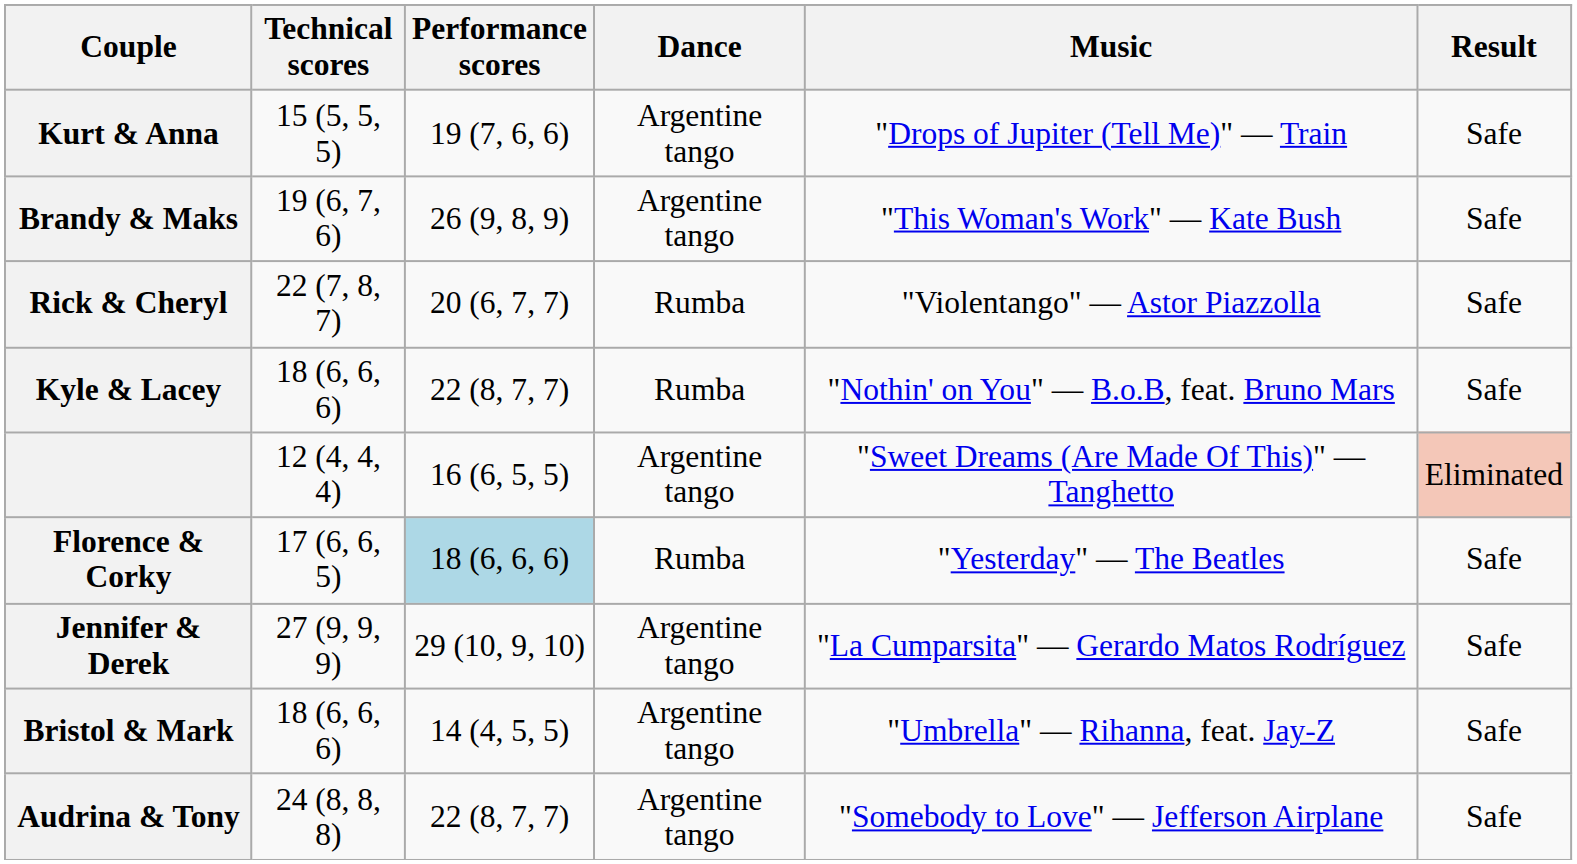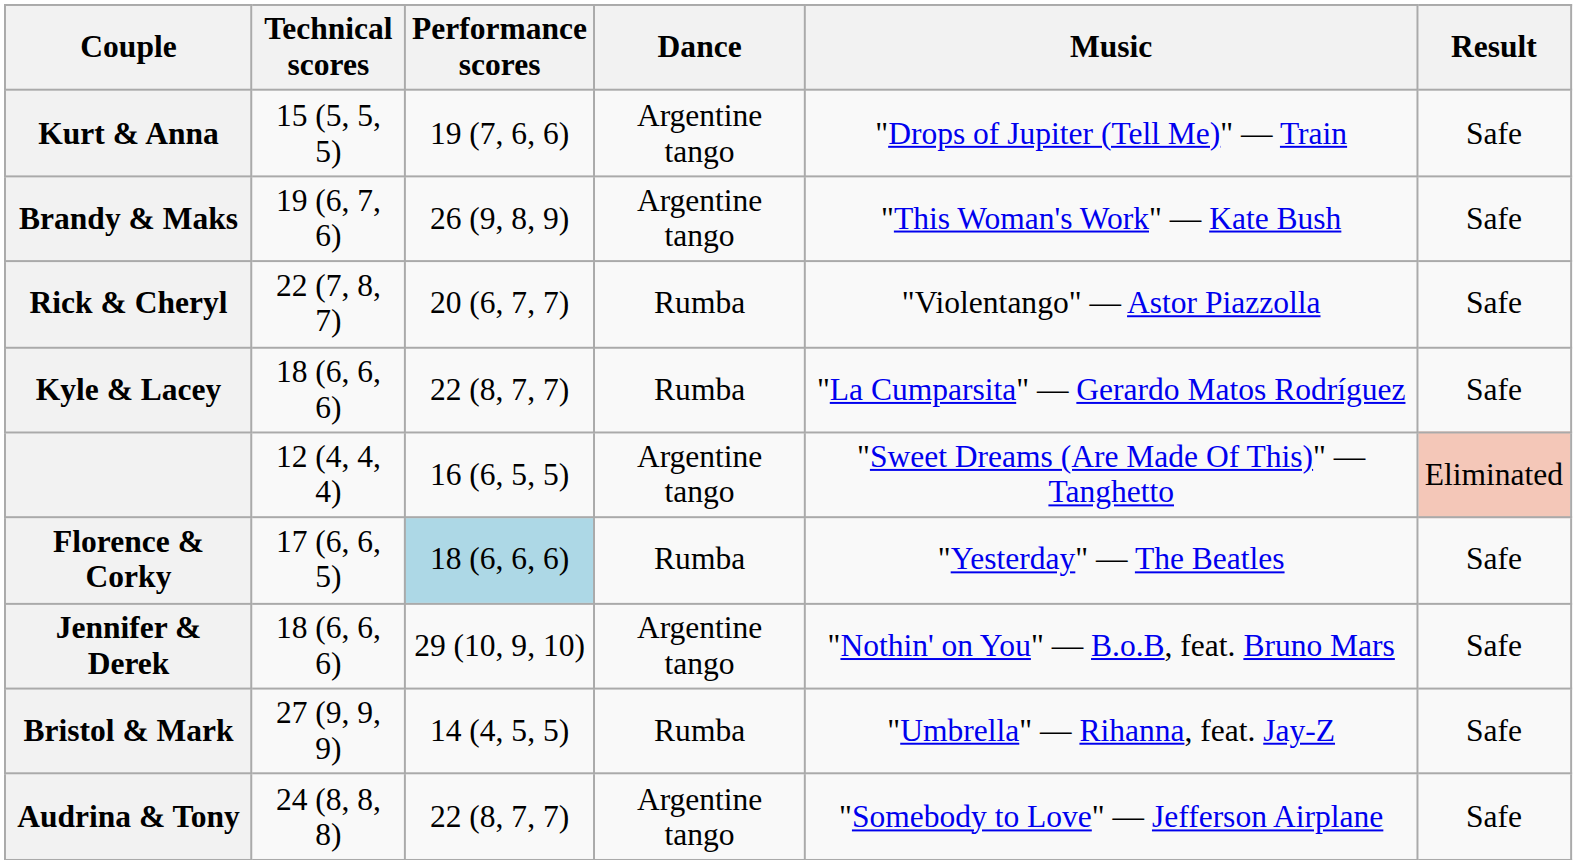(1111, 389) "Nothin' on You" — B.o.B, feat. Bruno Mars -> (1111, 389) "La Cumparsita" — Gerardo Matos Rodríguez
(328, 645) 27 (9, 9, 9) -> (328, 645) 18 (6, 6, 6)
(1111, 645) "La Cumparsita" — Gerardo Matos Rodríguez -> (1111, 645) "Nothin' on You" — B.o.B, feat. Bruno Mars
(328, 730) 18 (6, 6, 6) -> (328, 730) 27 (9, 9, 9)
(700, 730) Argentine tango -> (700, 730) Rumba
